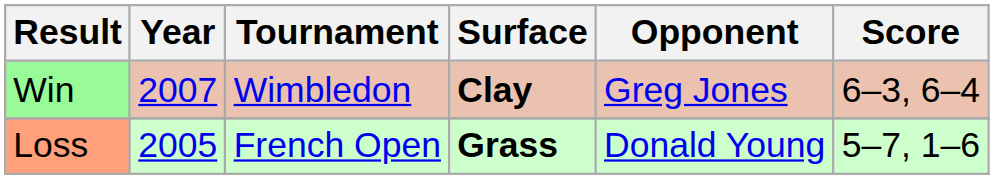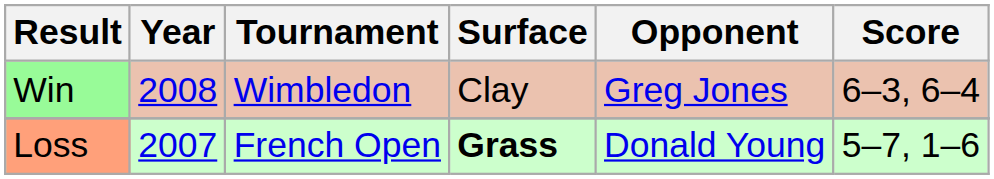(178, 88) 2007 -> (178, 88) 2008
(495, 88) bold -> (493, 88) normal
(178, 145) 2005 -> (178, 145) 2007
